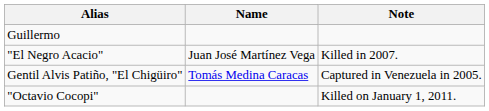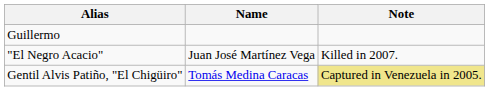(401, 75) no background -> (401, 75) khaki background
- row: (53, 95)
